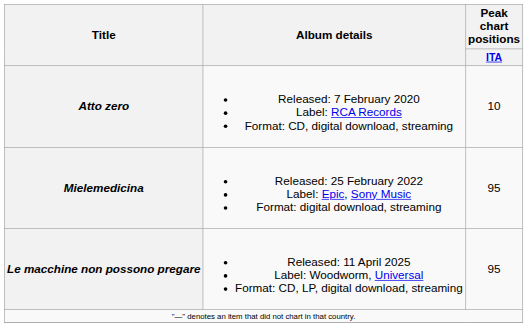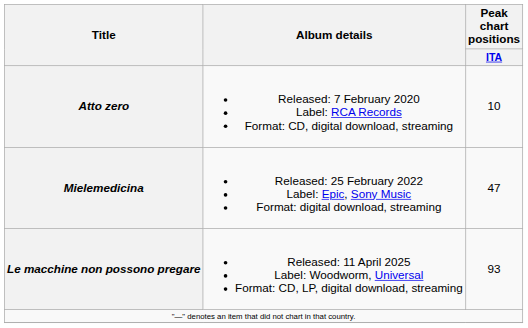(494, 187) 95 -> (494, 187) 47
(494, 269) 95 -> (494, 269) 93
